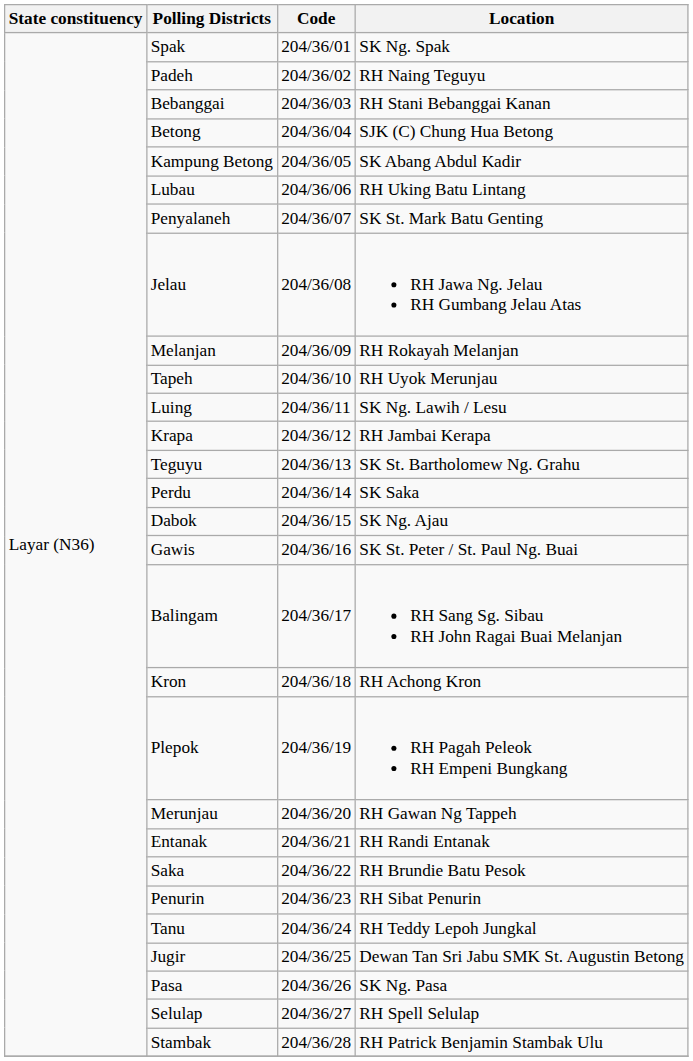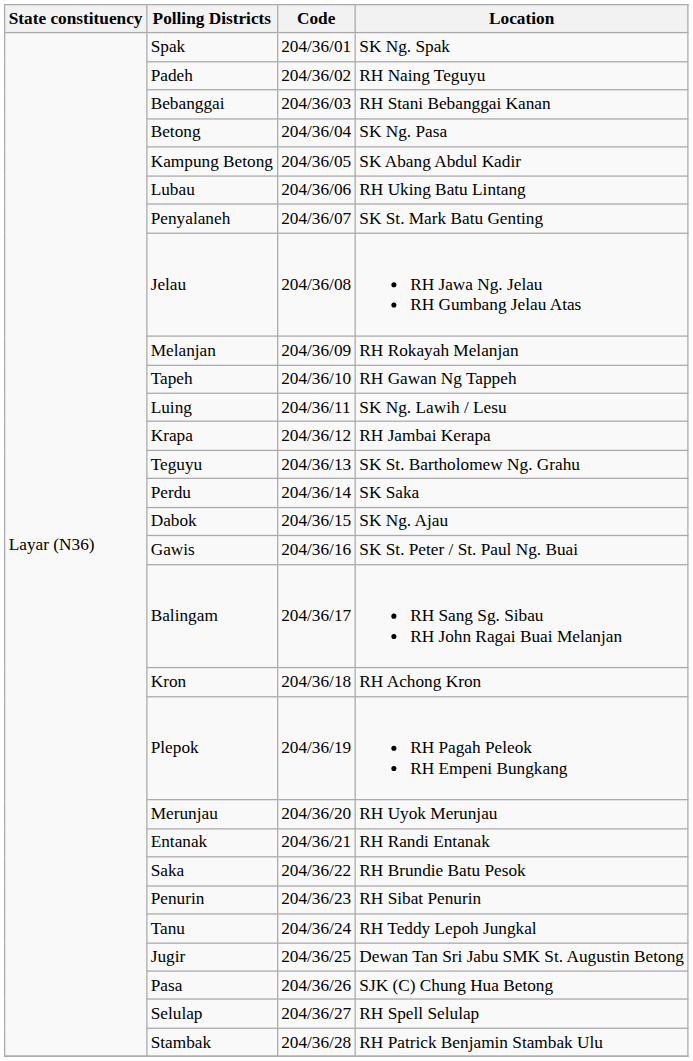(456, 132) SJK (C) Chung Hua Betong -> (403, 132) SK Ng. Pasa
(428, 378) RH Uyok Merunjau -> (438, 378) RH Gawan Ng Tappeh
(438, 813) RH Gawan Ng Tappeh -> (428, 813) RH Uyok Merunjau
(403, 984) SK Ng. Pasa -> (456, 984) SJK (C) Chung Hua Betong
